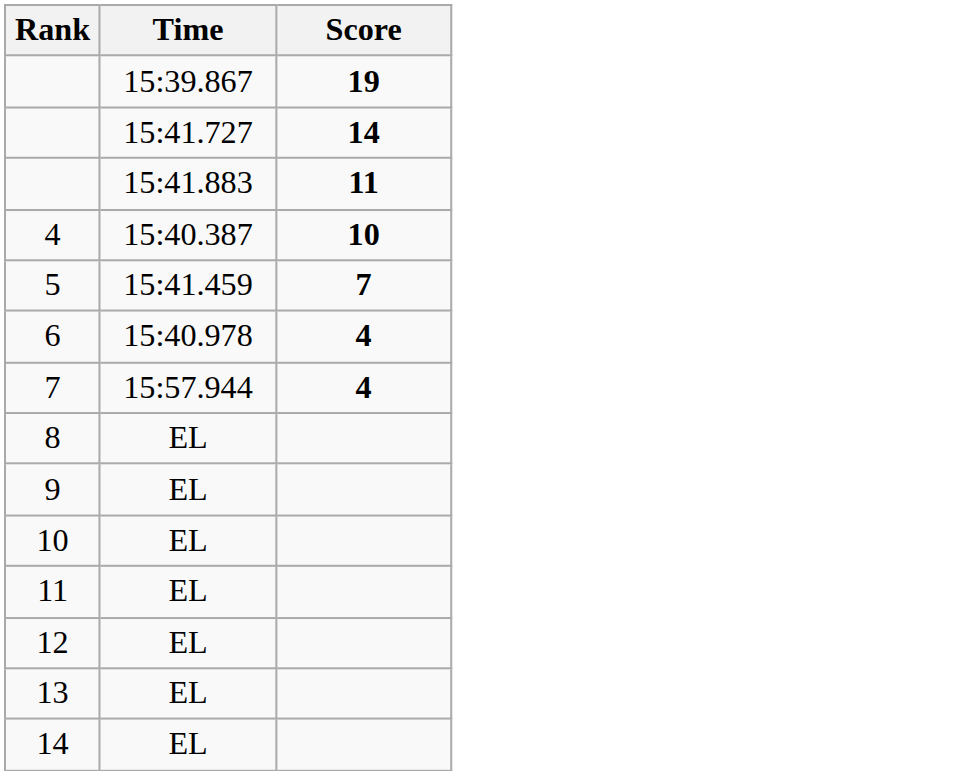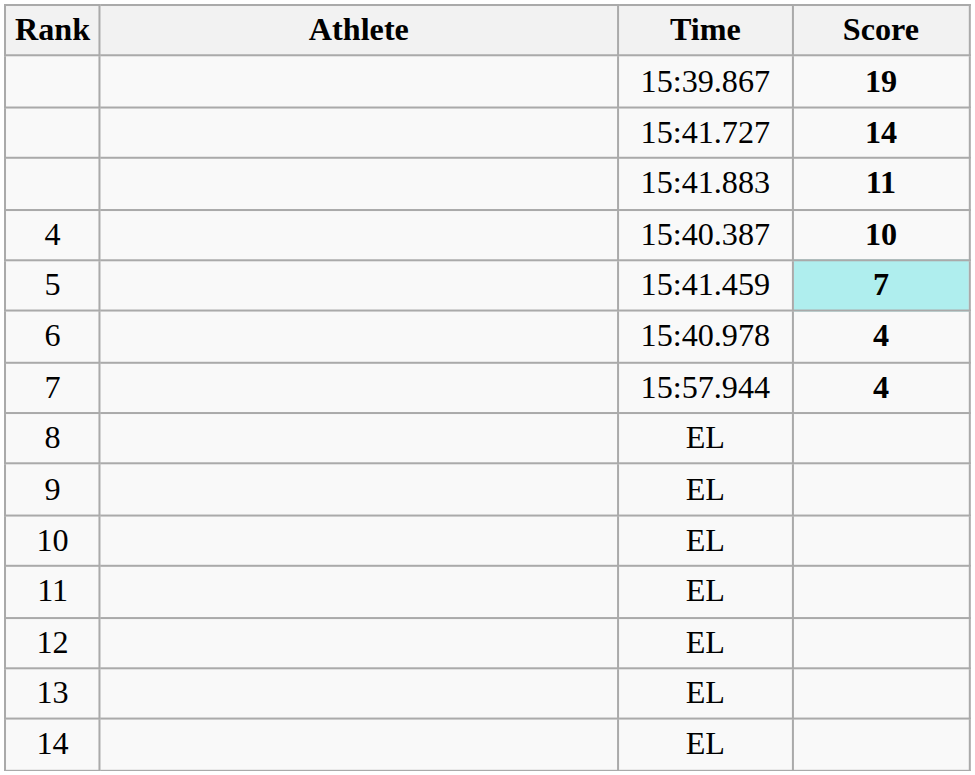+ column: (359, 30)
(364, 285) no background -> (881, 285) paleturquoise background
